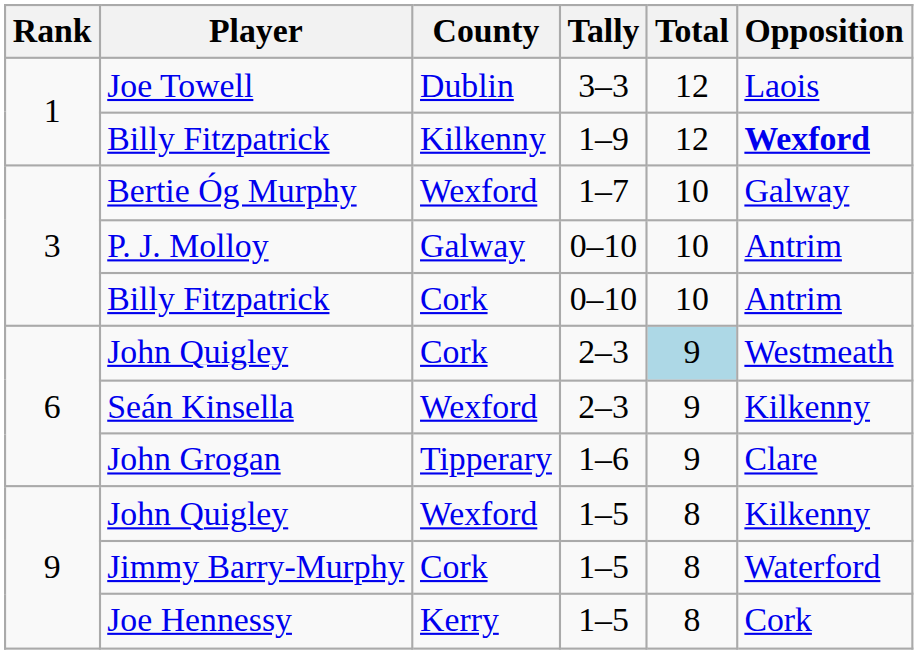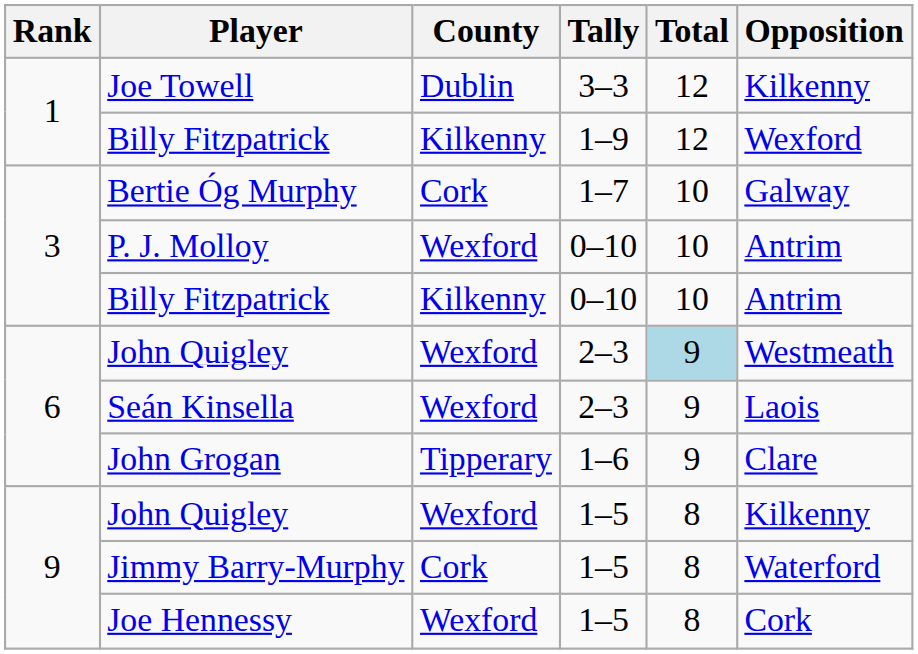(782, 84) Laois -> (807, 84) Kilkenny
(807, 138) bold -> (803, 138) normal
(479, 191) Wexford -> (454, 191) Cork
(473, 245) Galway -> (479, 245) Wexford
(454, 298) Cork -> (483, 298) Kilkenny
(454, 352) Cork -> (479, 352) Wexford
(807, 406) Kilkenny -> (782, 406) Laois
(459, 620) Kerry -> (479, 620) Wexford
